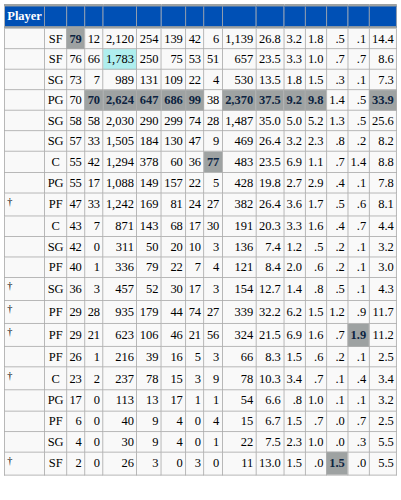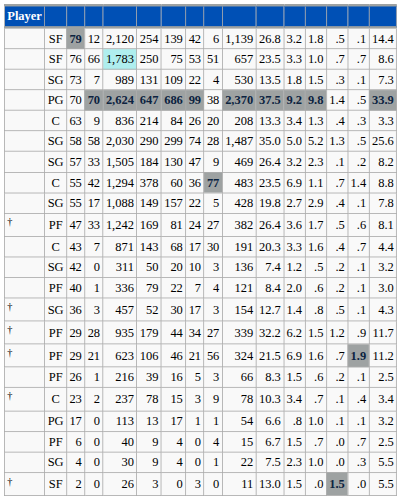+ row: (76, 120)
(340, 141) .8 -> (340, 162) .1
(56, 182) PG -> (56, 203) SG
(195, 312) 74 -> (195, 332) 34
